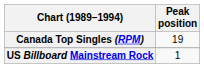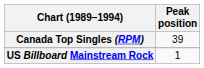(178, 39) 19 -> (178, 39) 39
